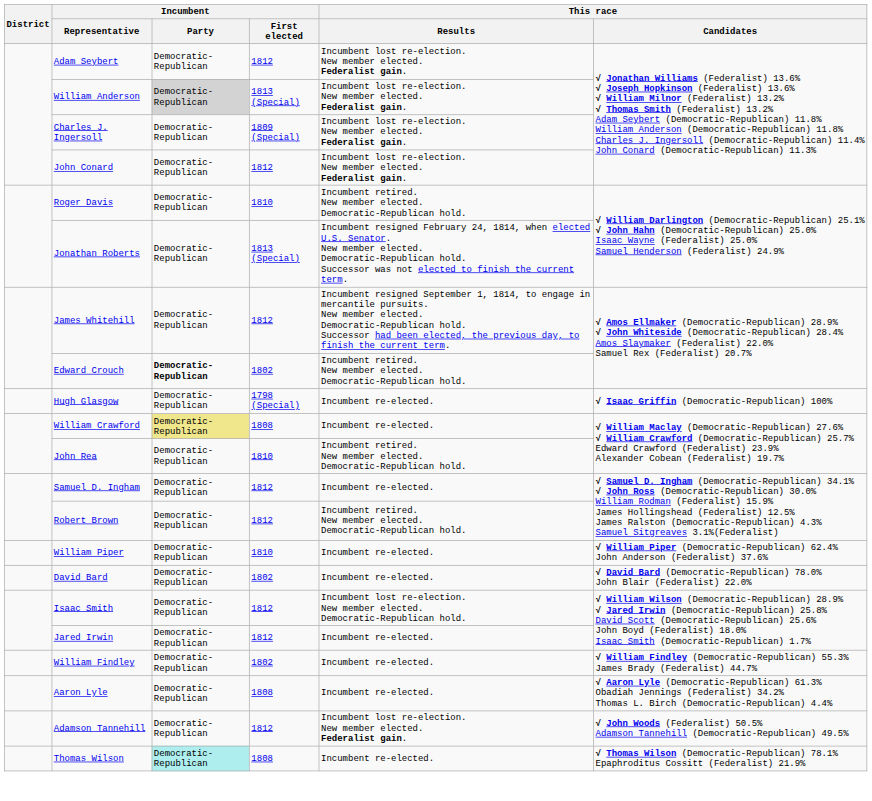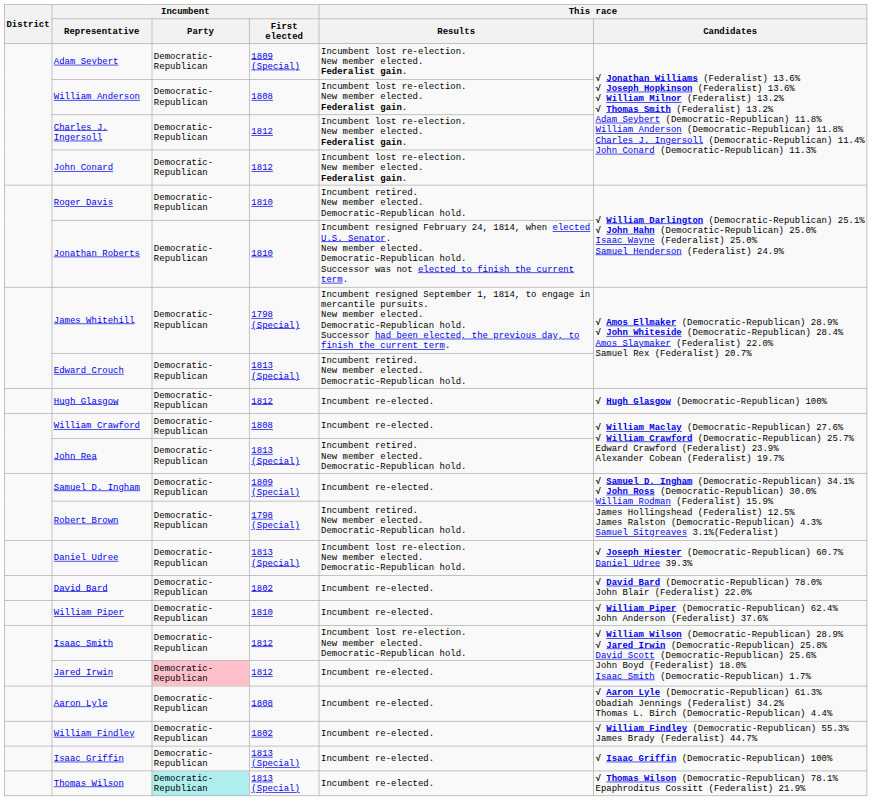(262, 62) 1812 -> (276, 62) 1809 (Special)
(183, 97) lightgrey background -> (183, 97) no background
(276, 97) 1813 (Special) -> (262, 97) 1808
(276, 132) 1809 (Special) -> (262, 132) 1812
(276, 254) 1813 (Special) -> (262, 254) 1810
(262, 320) 1812 -> (276, 320) 1798 (Special)
(183, 371) bold -> (183, 371) normal
(262, 371) 1802 -> (276, 371) 1813 (Special)
(276, 401) 1798 (Special) -> (262, 401) 1812
(714, 401) √ Isaac Griffin (Democratic-Republican) 100% -> (711, 401) √ Hugh Glasgow (Democratic-Republican) 100%
(183, 426) khaki background -> (183, 426) no background
(262, 456) 1810 -> (276, 456) 1813 (Special)
(262, 488) 1812 -> (276, 488) 1809 (Special)
(262, 521) 1812 -> (276, 521) 1798 (Special)
+ row: (86, 558)
rows swapped: (89, 553) <-> (81, 578)
(183, 638) no background -> (183, 673) pink background
rows swapped: (94, 663) <-> (81, 693)
+ row: (89, 759)
- row: (100, 728)
(262, 759) 1808 -> (276, 784) 1813 (Special)
